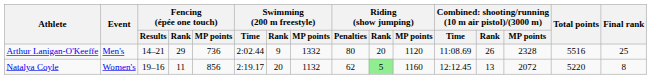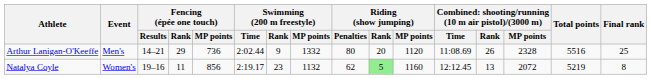(278, 67) 20 -> (278, 67) 23
(576, 67) 5220 -> (576, 67) 5219
